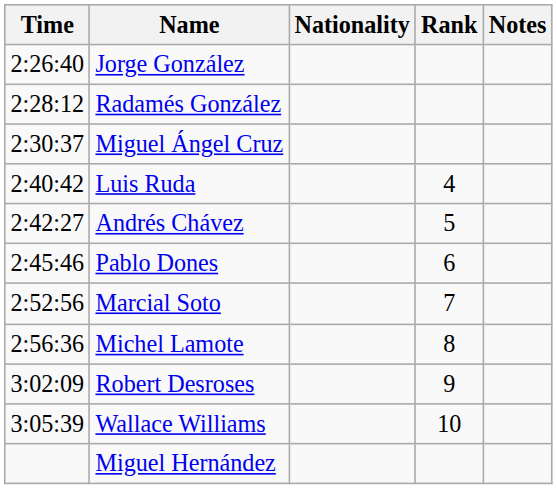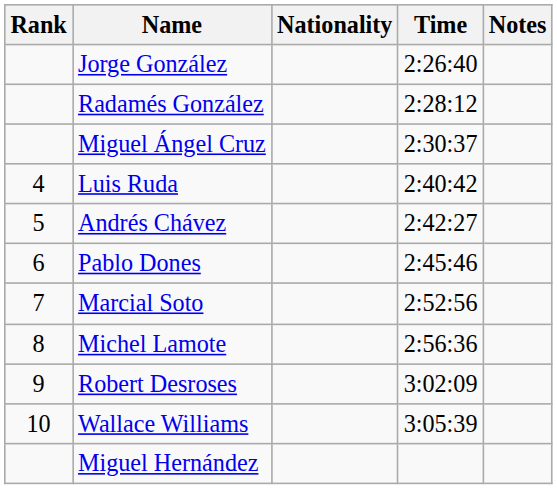columns swapped: (449, 24) <-> (47, 24)
